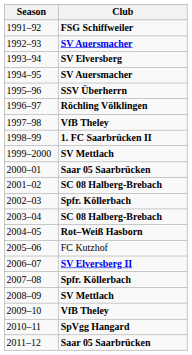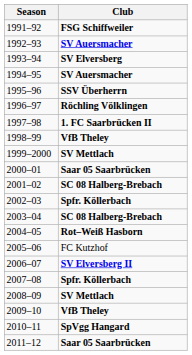(85, 122) VfB Theley -> (106, 122) 1. FC Saarbrücken II
(106, 138) 1. FC Saarbrücken II -> (85, 138) VfB Theley
